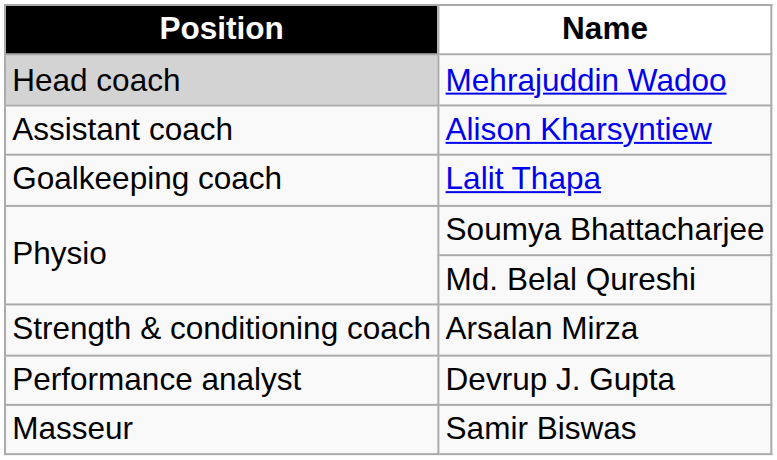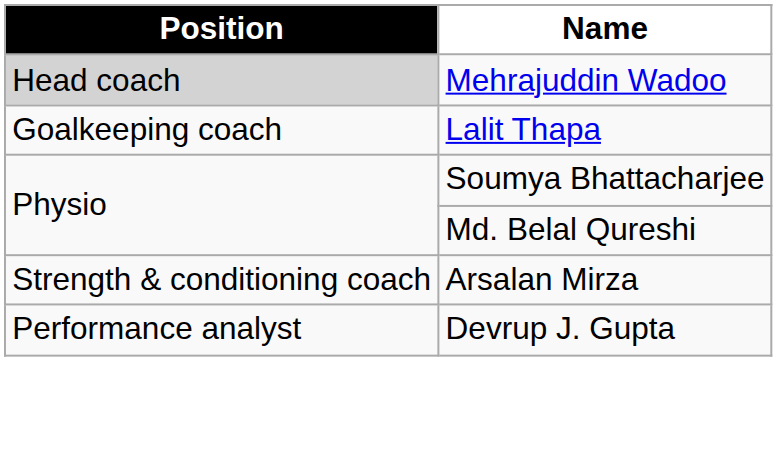- row: (579, 129)
- row: (541, 429)
